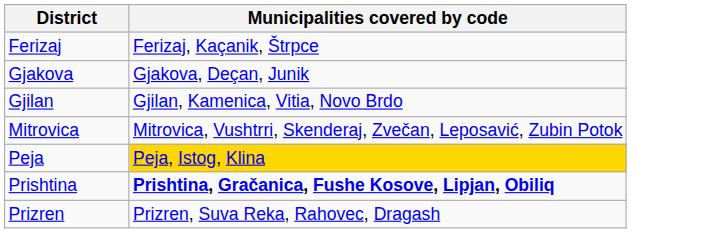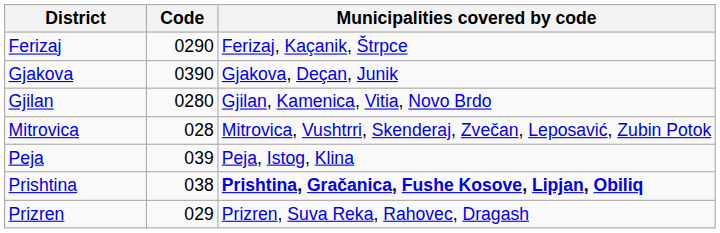+ column: (182, 18)
(199, 158) gold background -> (288, 158) no background
